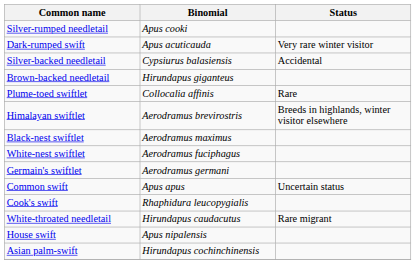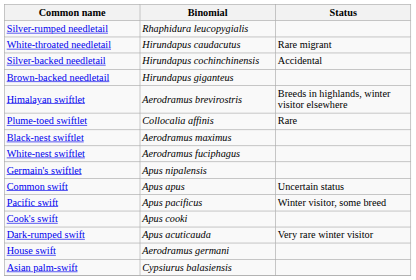(165, 28) Apus cooki -> (195, 28) Rhaphidura leucopygialis
rows swapped: (59, 219) <-> (46, 45)
(187, 61) Cypsiurus balasiensis -> (201, 61) Hirundapus cochinchinensis
rows swapped: (47, 93) <-> (46, 115)
(186, 170) Aerodramus germani -> (175, 170) Apus nipalensis
+ row: (32, 202)
(195, 202) Rhaphidura leucopygialis -> (165, 219) Apus cooki
(175, 235) Apus nipalensis -> (186, 251) Aerodramus germani
(201, 251) Hirundapus cochinchinensis -> (187, 267) Cypsiurus balasiensis
